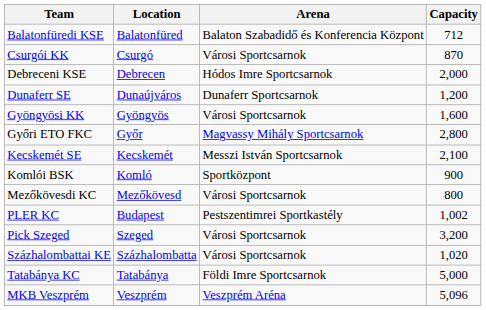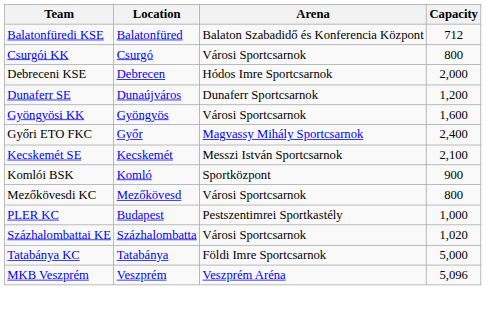(454, 54) 870 -> (454, 54) 800
(454, 134) 2,800 -> (454, 134) 2,400
(454, 214) 1,002 -> (454, 214) 1,000
- row: (38, 235)
